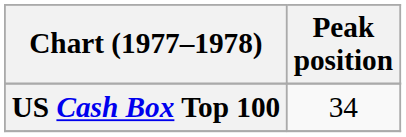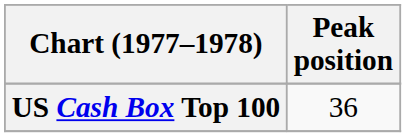(343, 107) 34 -> (343, 107) 36
